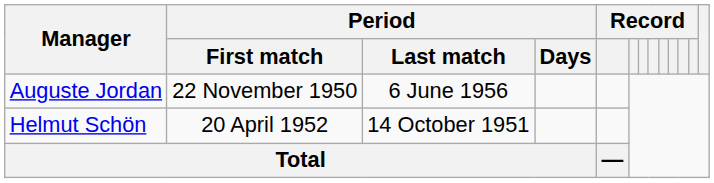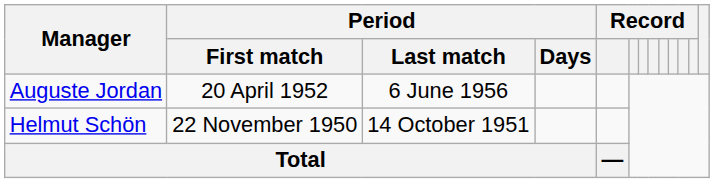(265, 90) 22 November 1950 -> (265, 90) 20 April 1952
(265, 125) 20 April 1952 -> (265, 125) 22 November 1950
